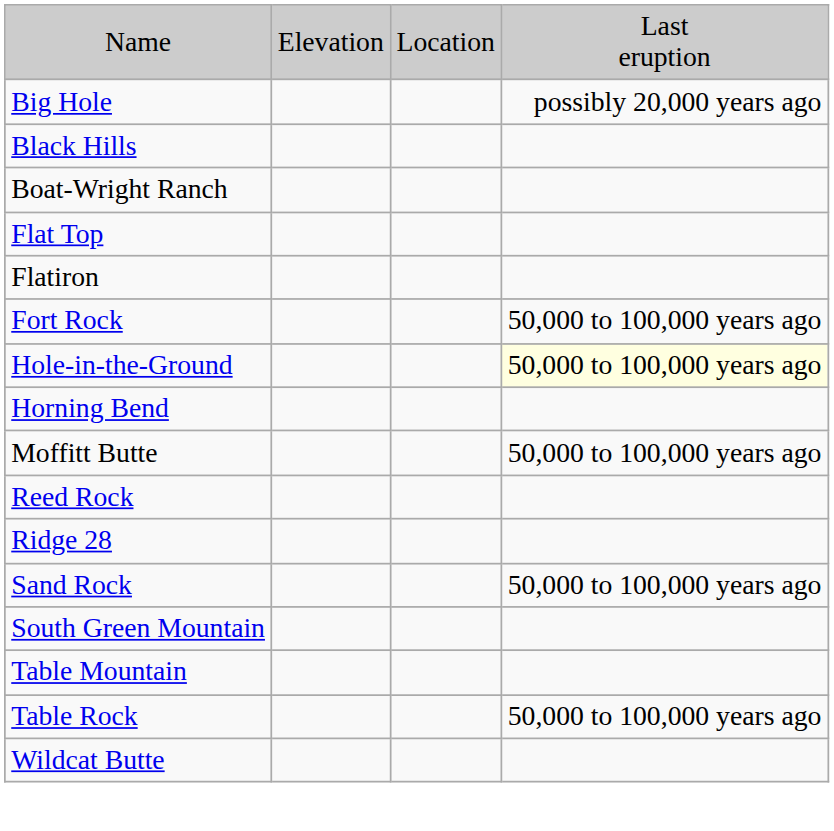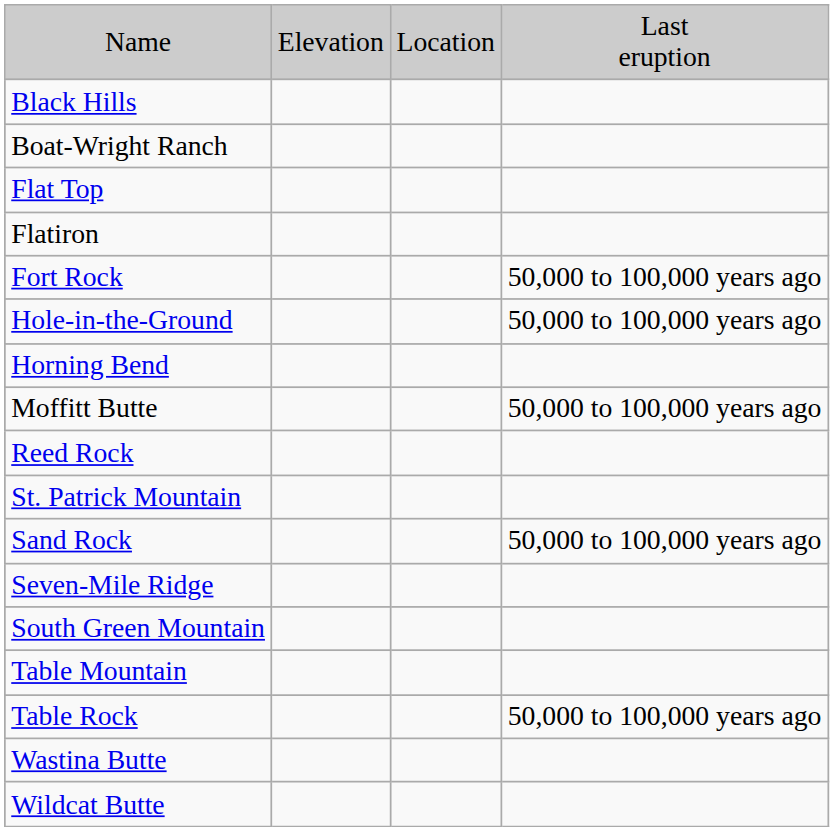- row: (62, 101)
(665, 364) lightyellow background -> (665, 320) no background
- row: (62, 540)
+ row: (126, 496)
+ row: (112, 584)
+ row: (89, 759)
